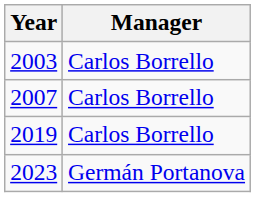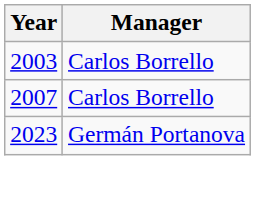- row: (34, 135)
